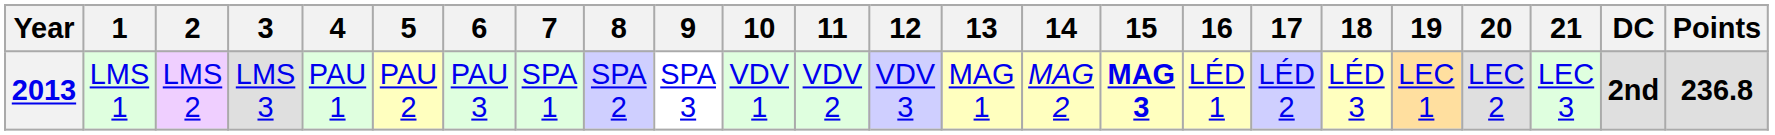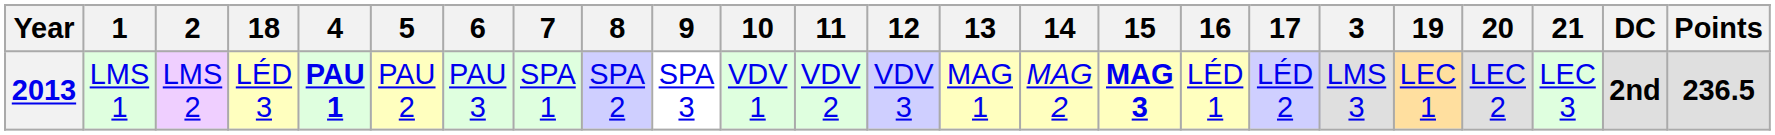columns swapped: (266, 28) <-> (1356, 28)
(338, 90) normal -> (335, 90) bold
(1717, 90) 236.8 -> (1719, 90) 236.5
